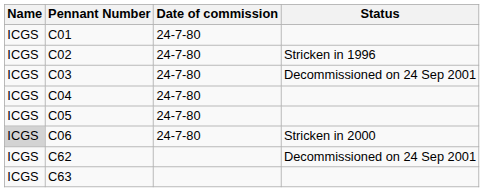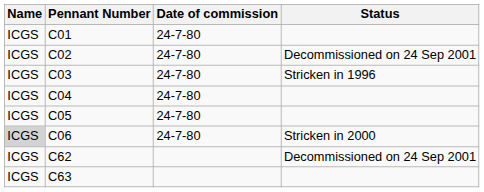(330, 55) Stricken in 1996 -> (380, 55) Decommissioned on 24 Sep 2001
(380, 75) Decommissioned on 24 Sep 2001 -> (330, 75) Stricken in 1996
